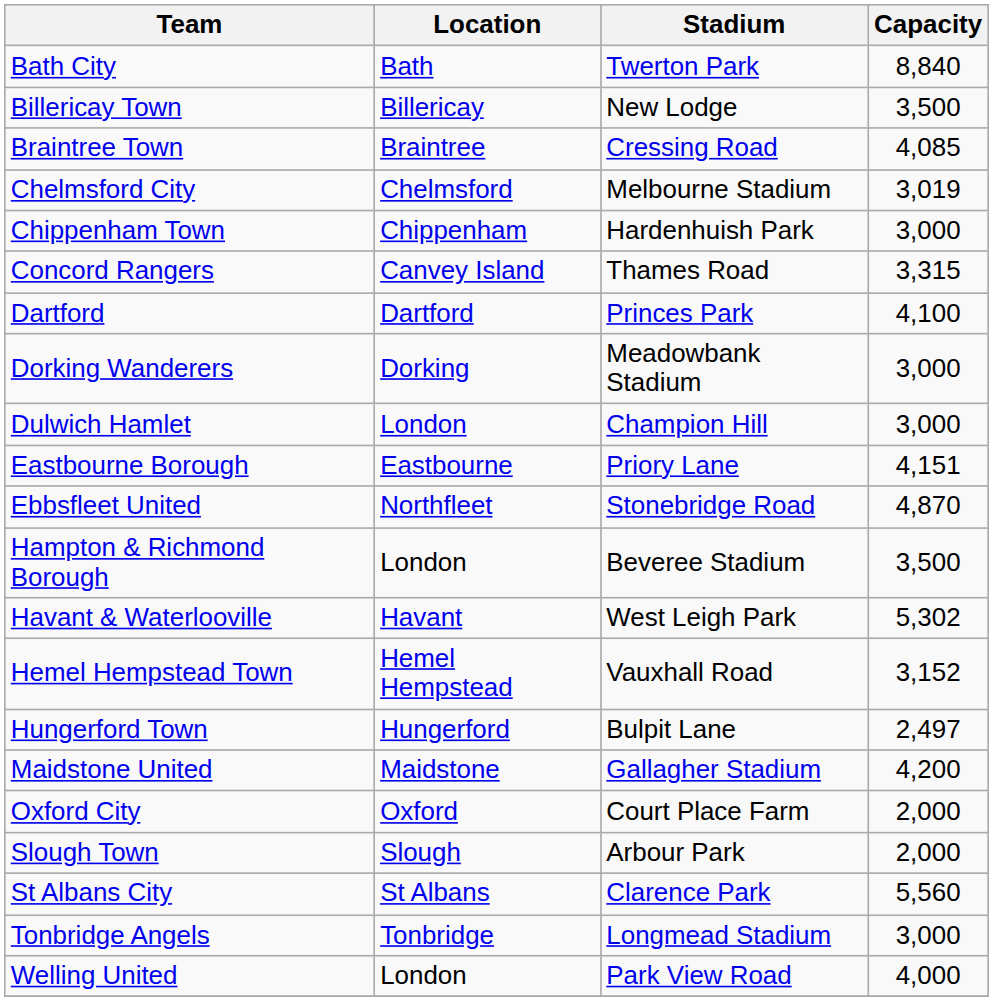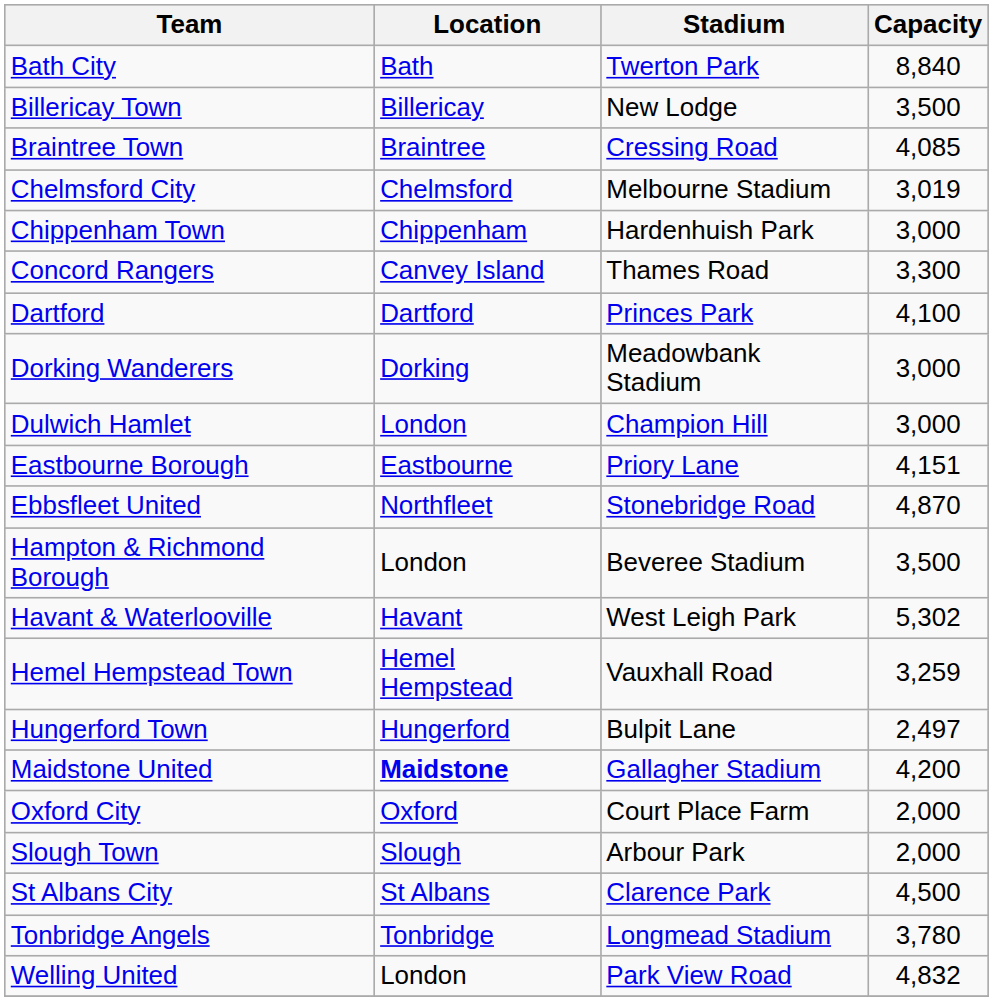(928, 271) 3,315 -> (928, 271) 3,300
(928, 673) 3,152 -> (928, 673) 3,259
(440, 770) normal -> (444, 770) bold
(928, 893) 5,560 -> (928, 893) 4,500
(928, 934) 3,000 -> (928, 934) 3,780
(928, 975) 4,000 -> (928, 975) 4,832
